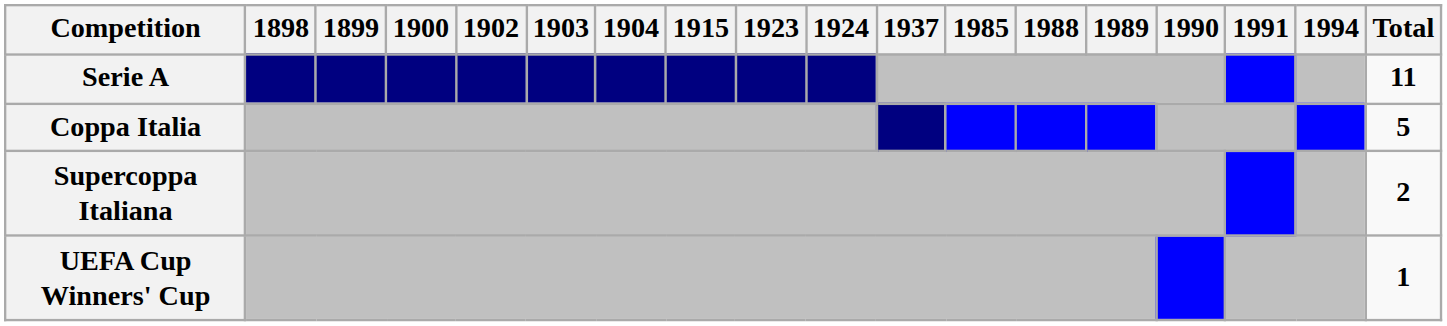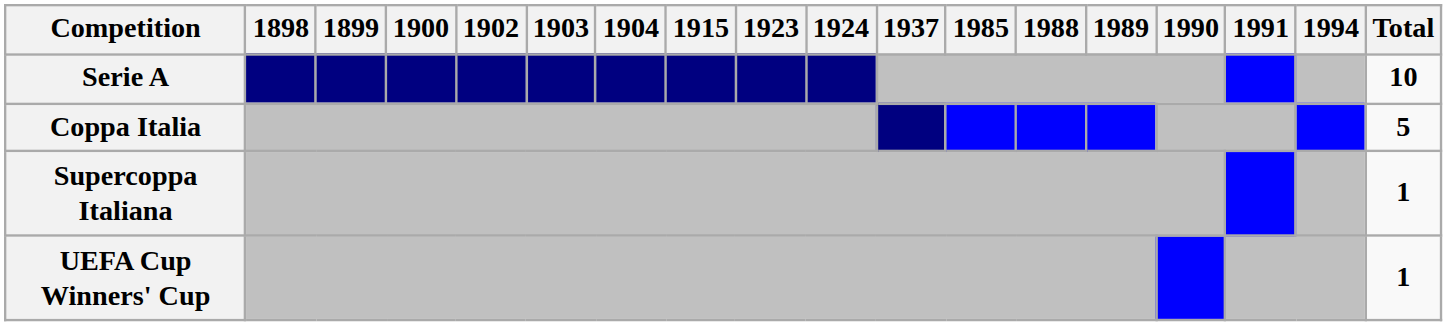(1403, 77) 11 -> (1403, 77) 10
(1403, 193) 2 -> (1403, 193) 1
